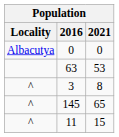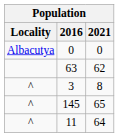(100, 68) 53 -> (100, 68) 62
(100, 123) 15 -> (100, 123) 64
